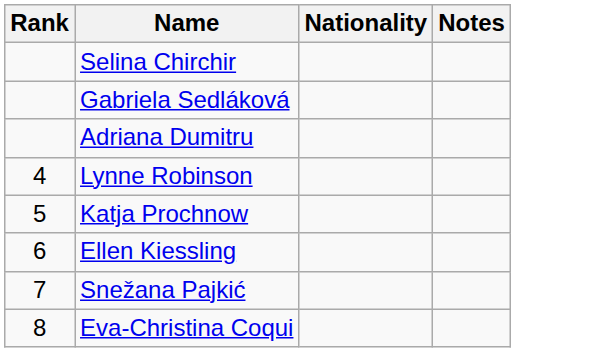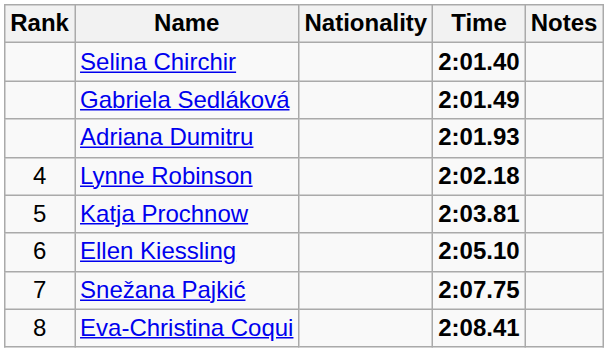+ column: (479, 23)
